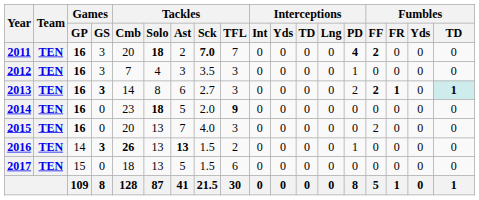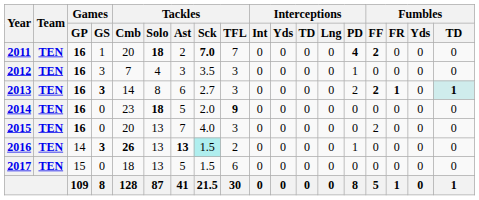(102, 52) 3 -> (102, 52) 1
(207, 147) no background -> (207, 147) paleturquoise background
